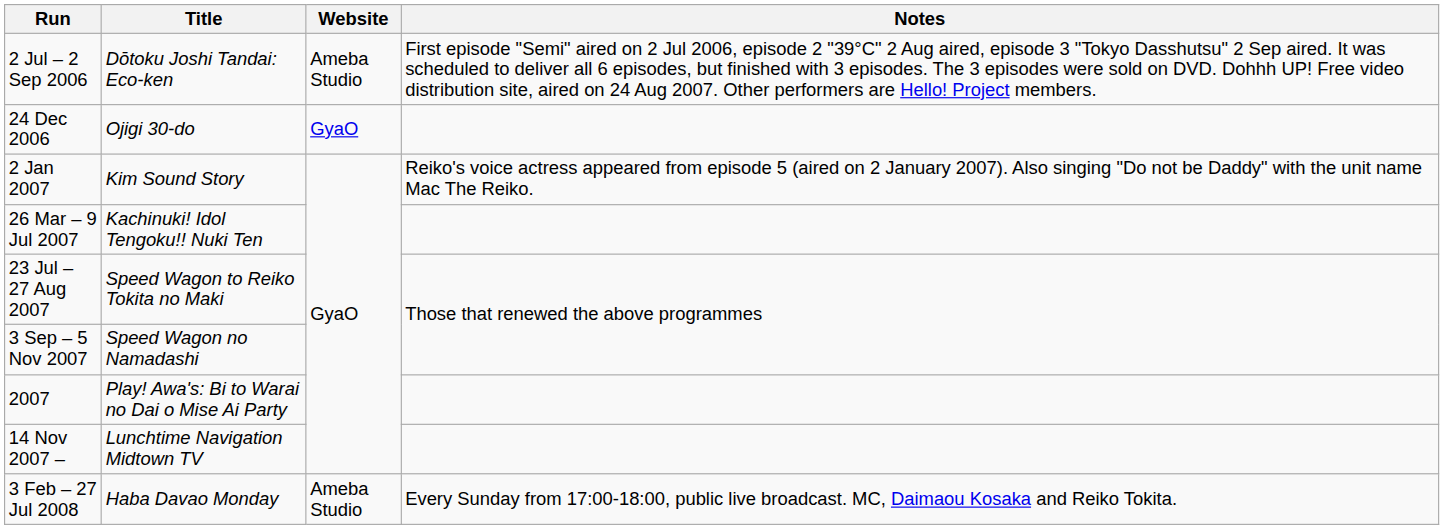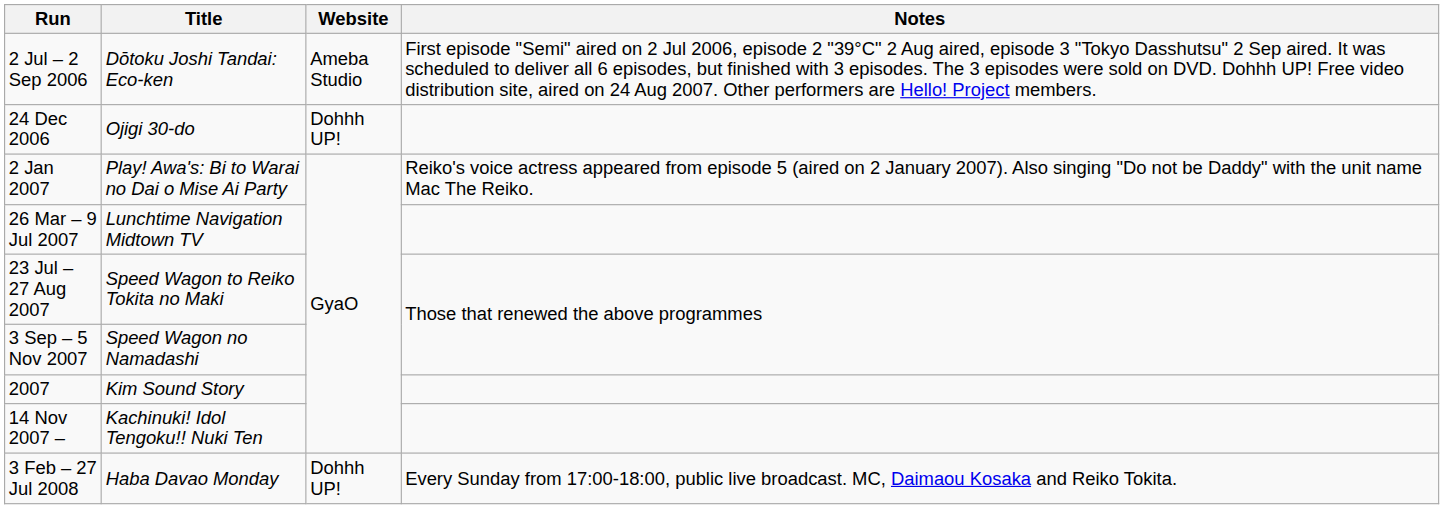(334, 129) GyaO -> (337, 129) Dohhh UP!
(175, 179) Kim Sound Story -> (202, 179) Play! Awa's: Bi to Warai no Dai o Mise Ai Party
(184, 228) Kachinuki! Idol Tengoku!! Nuki Ten -> (194, 228) Lunchtime Navigation Midtown TV
(202, 399) Play! Awa's: Bi to Warai no Dai o Mise Ai Party -> (175, 388) Kim Sound Story
(194, 449) Lunchtime Navigation Midtown TV -> (184, 428) Kachinuki! Idol Tengoku!! Nuki Ten
(339, 499) Ameba Studio -> (337, 478) Dohhh UP!
